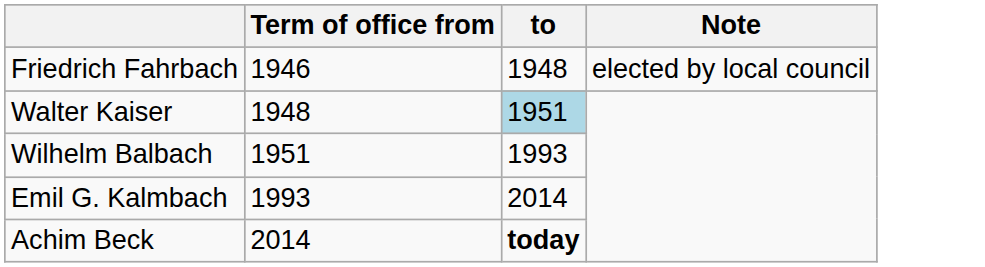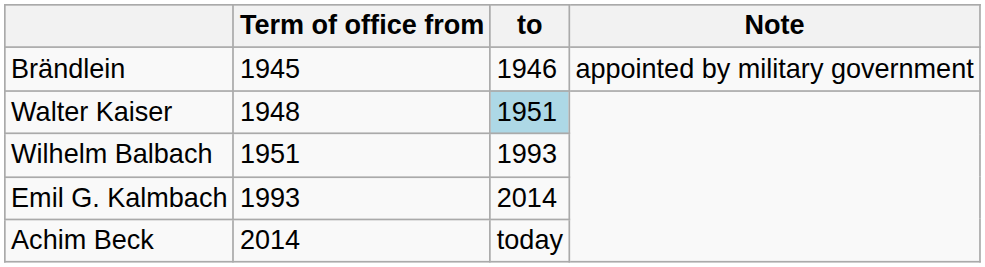+ row: (68, 68)
- row: (125, 68)
(543, 240) bold -> (530, 240) normal
